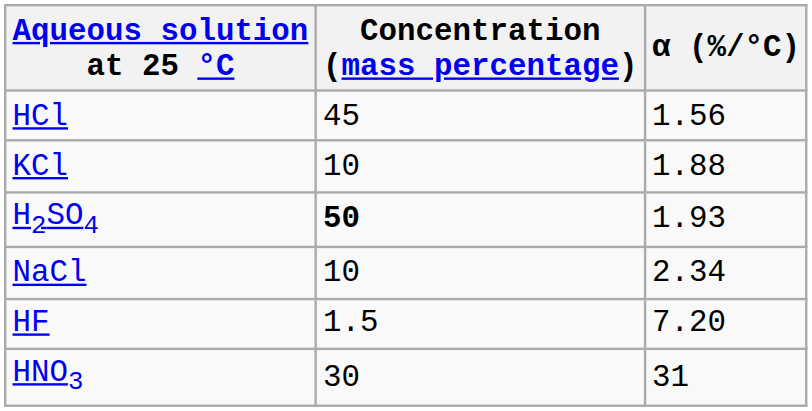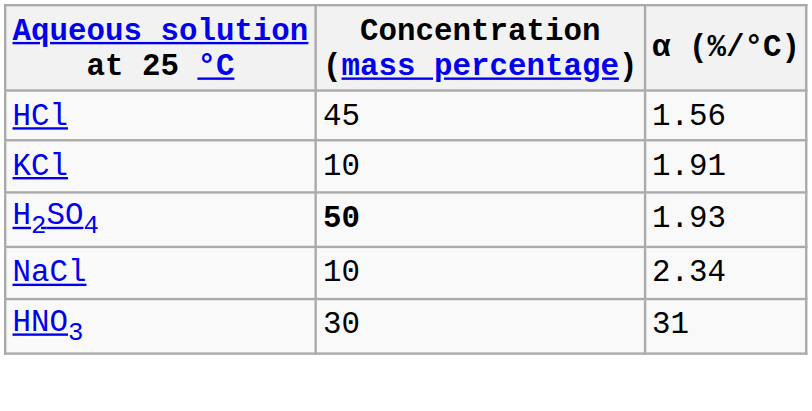(689, 166) 1.88 -> (689, 166) 1.91
- row: (31, 323)
